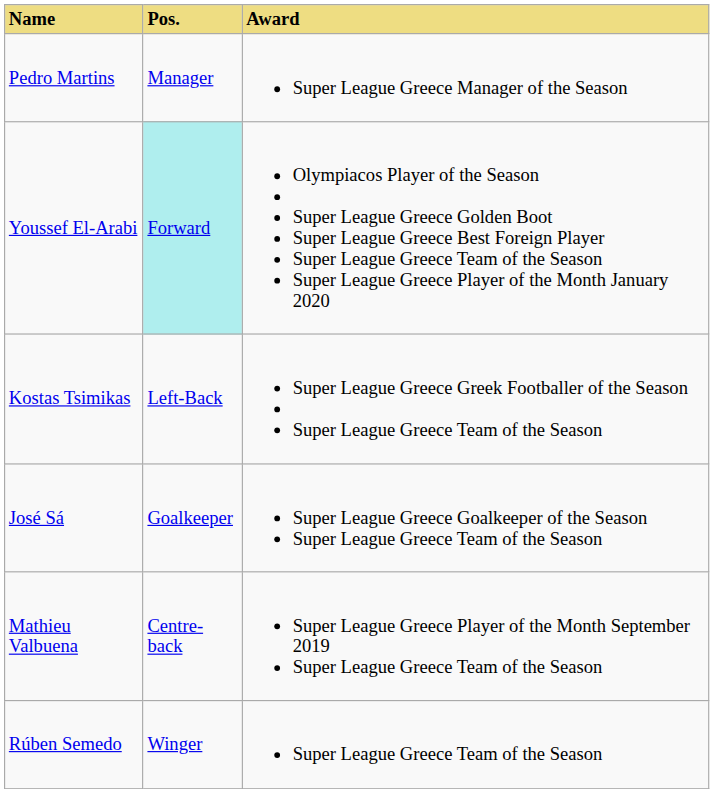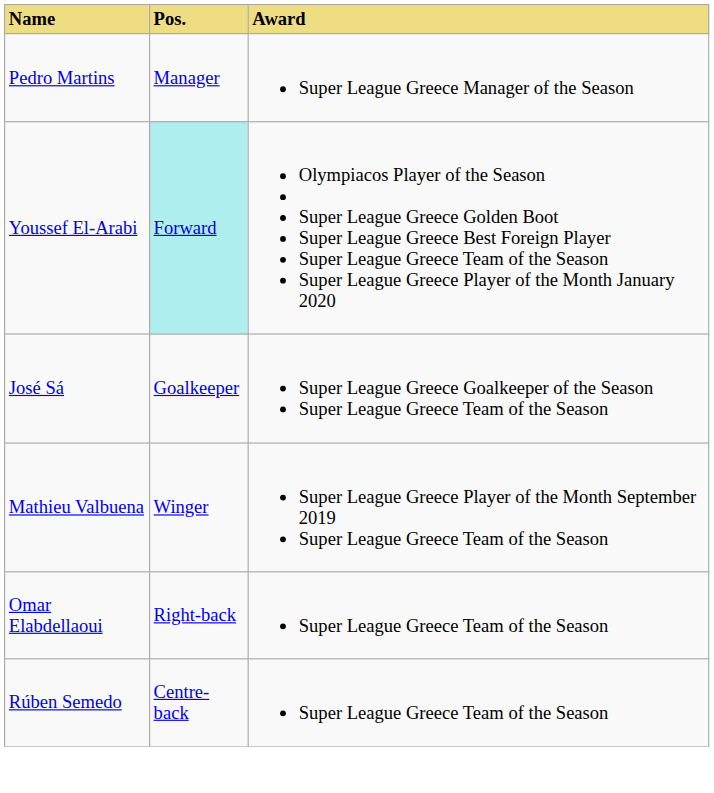- row: (70, 398)
(175, 636) Centre-back -> (181, 506) Winger
+ row: (56, 615)
(175, 744) Winger -> (181, 702) Centre-back
